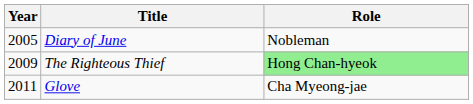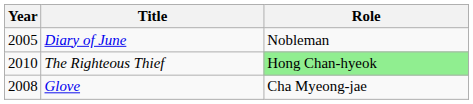(23, 63) 2009 -> (23, 63) 2010
(22, 87) 2011 -> (23, 87) 2008
